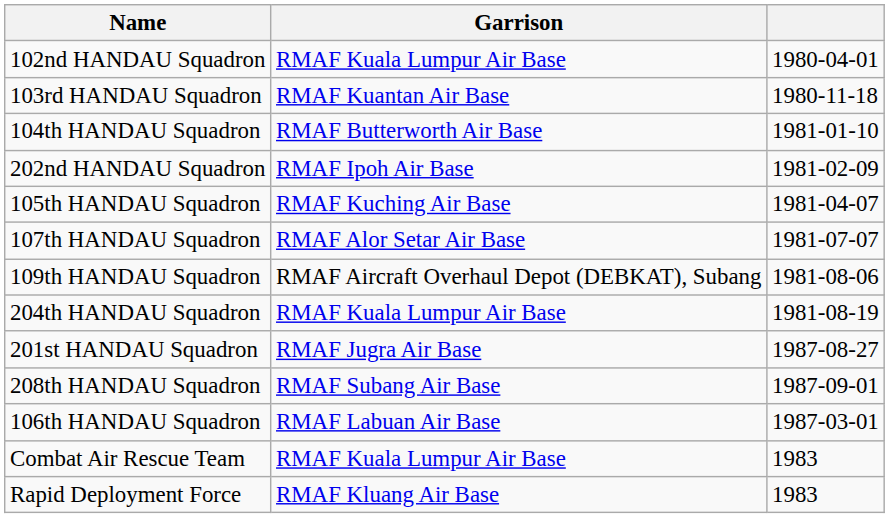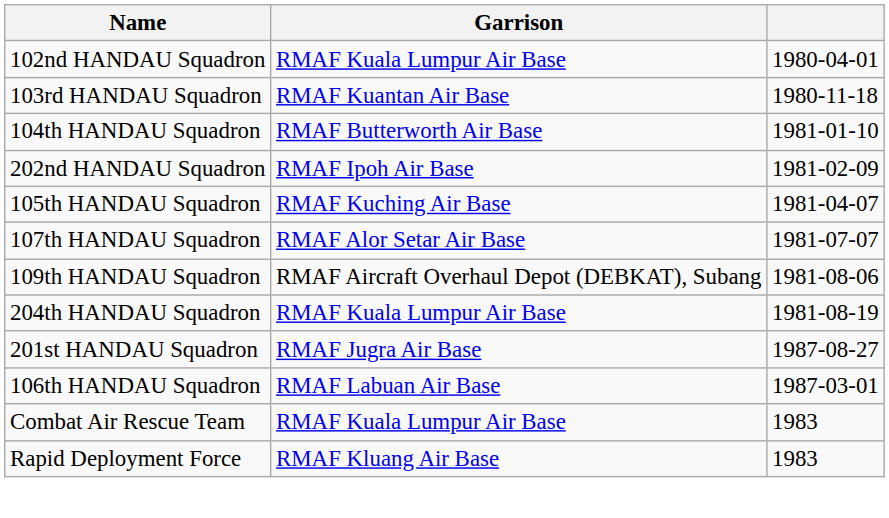- row: (135, 385)
